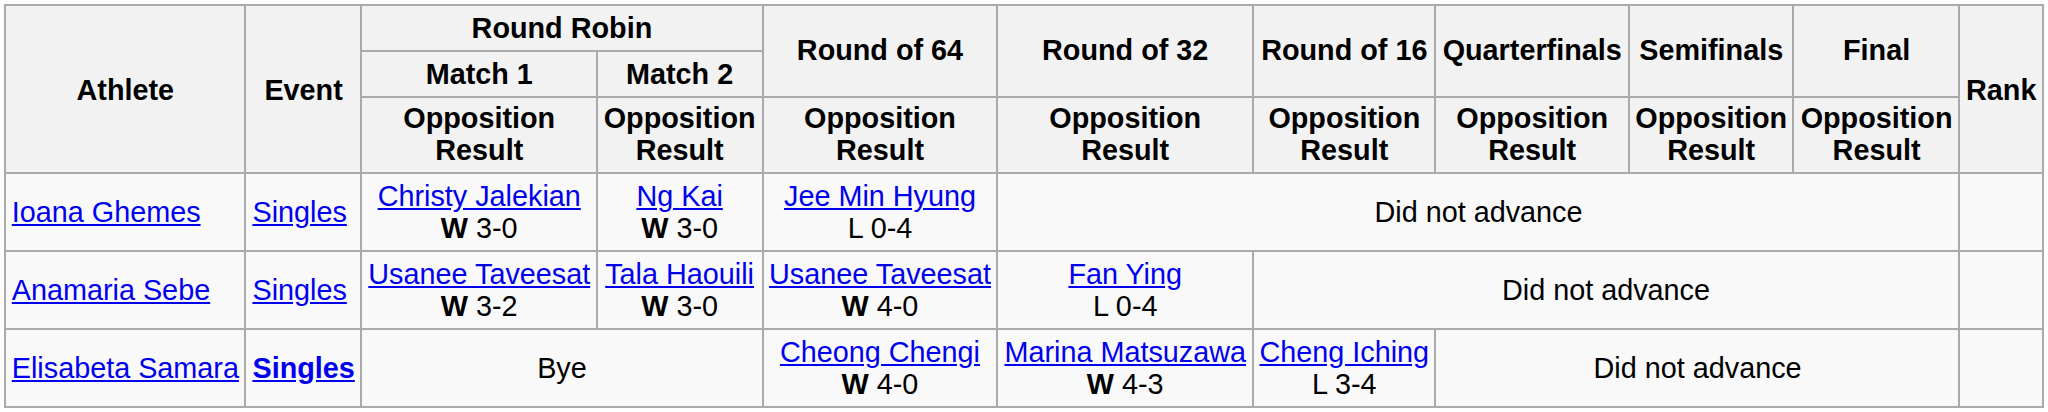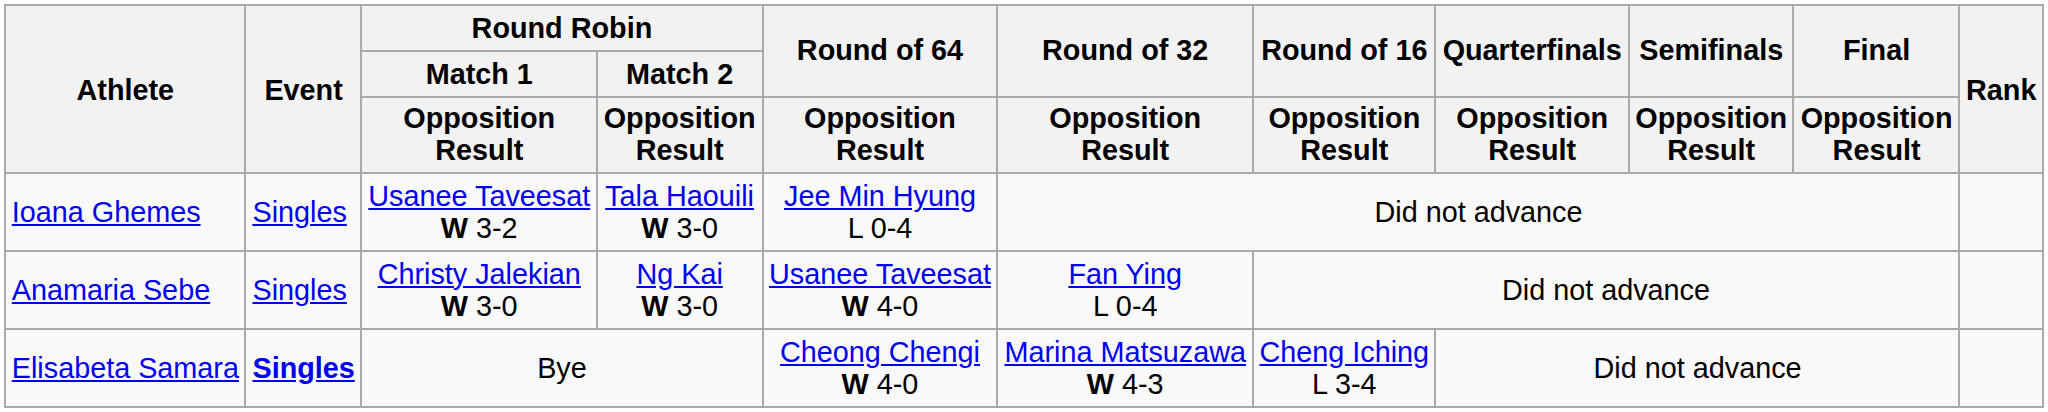(479, 213) Christy Jalekian W 3-0 -> (479, 213) Usanee Taveesat W 3-2
(680, 213) Ng Kai W 3-0 -> (680, 213) Tala Haouili W 3-0
(479, 290) Usanee Taveesat W 3-2 -> (479, 290) Christy Jalekian W 3-0
(680, 290) Tala Haouili W 3-0 -> (680, 290) Ng Kai W 3-0
